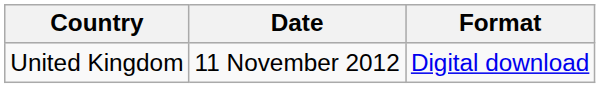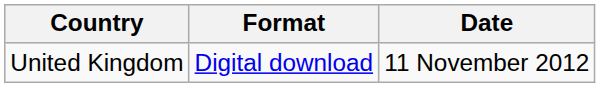columns swapped: (297, 23) <-> (500, 23)
